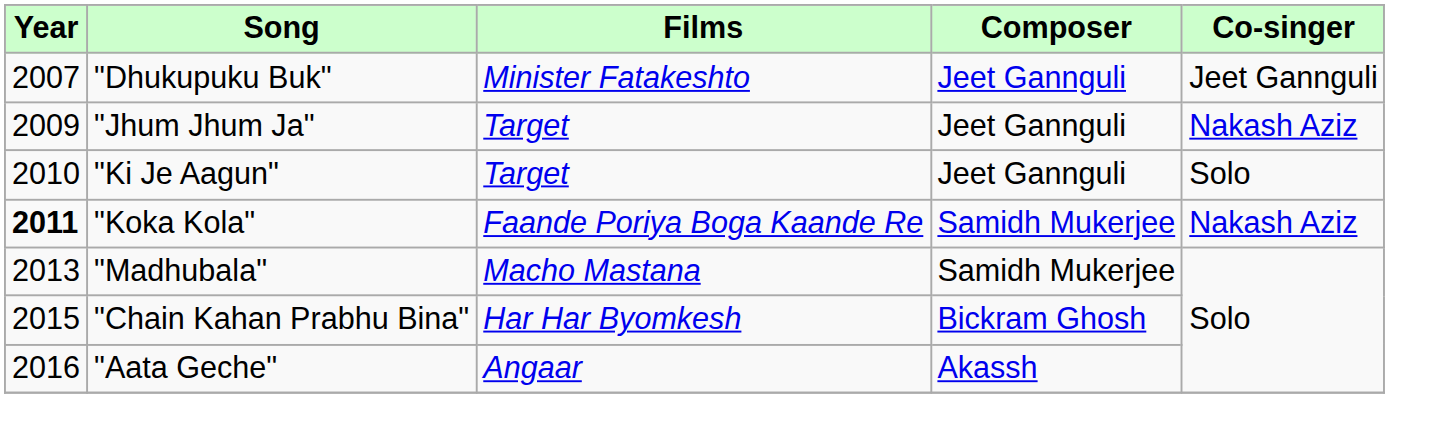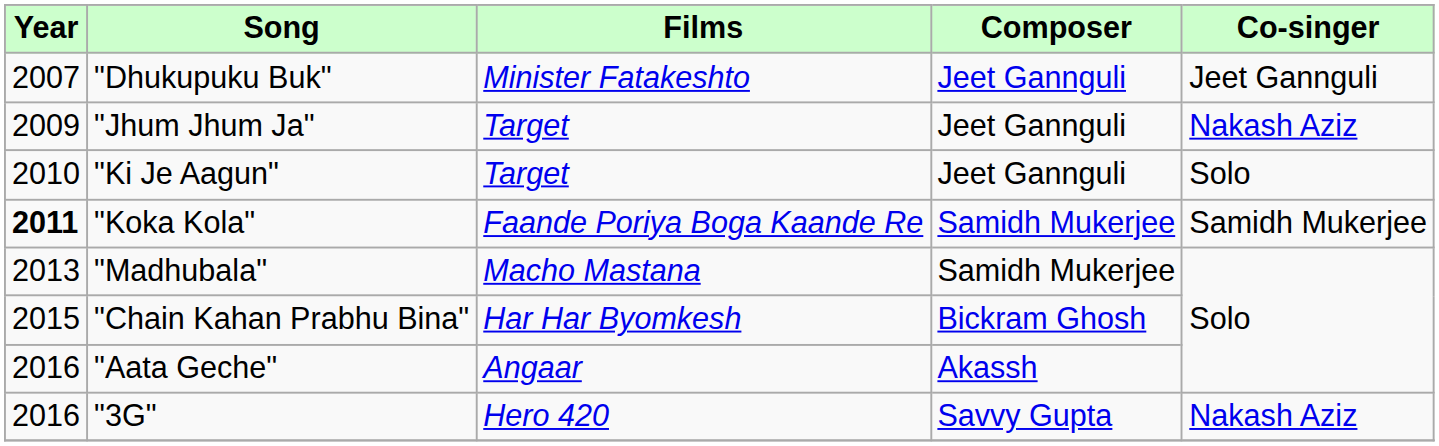(1273, 222) Nakash Aziz -> (1308, 222) Samidh Mukerjee
+ row: (125, 416)
